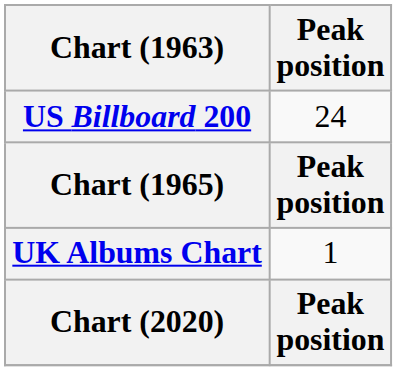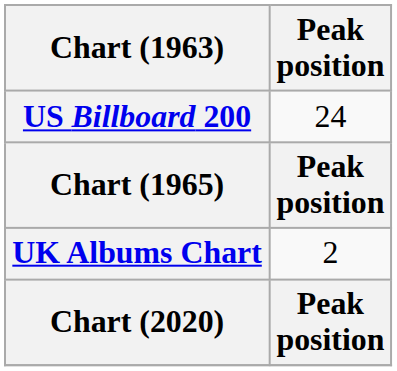(330, 252) 1 -> (330, 252) 2
